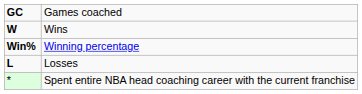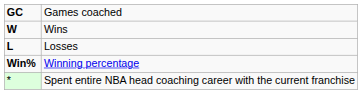rows swapped: (61, 64) <-> (92, 47)
